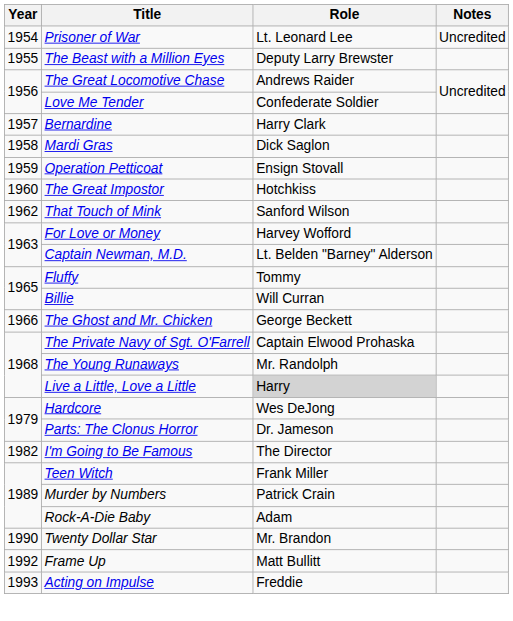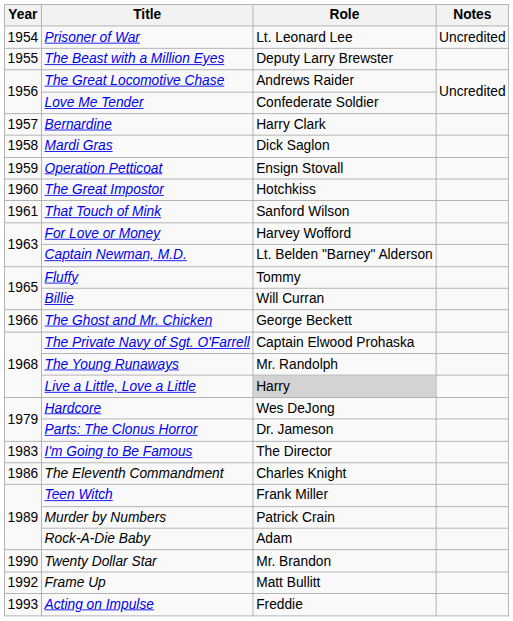(23, 211) 1962 -> (23, 211) 1961
(23, 451) 1982 -> (23, 451) 1983
+ row: (134, 473)
